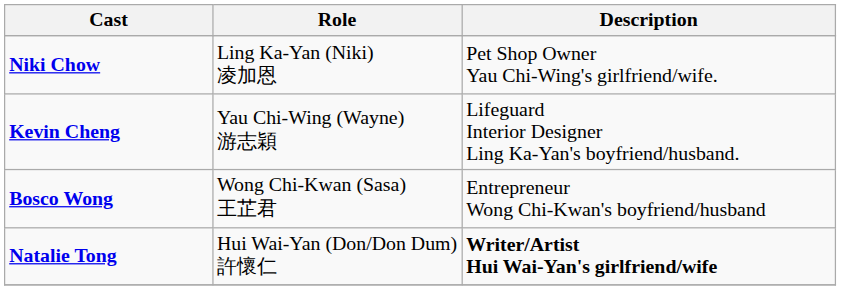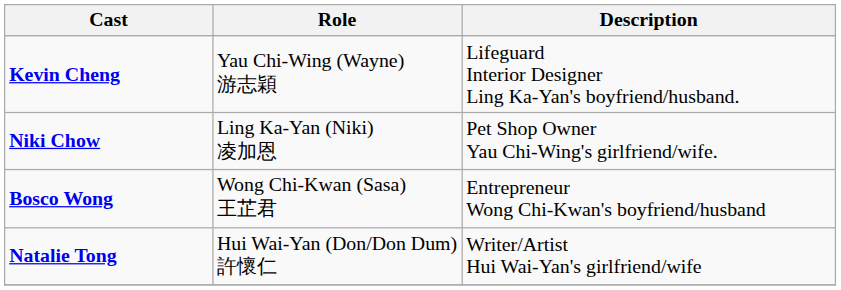rows swapped: (65, 131) <-> (55, 64)
(592, 255) bold -> (584, 255) normal
